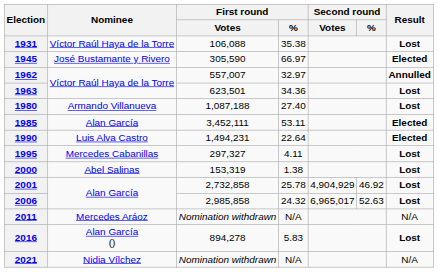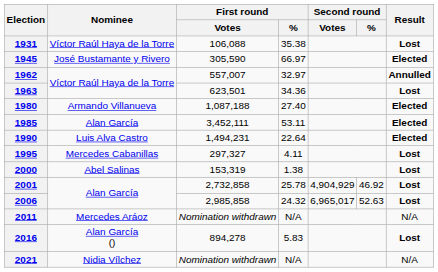(410, 106) Lost -> (410, 106) Elected
